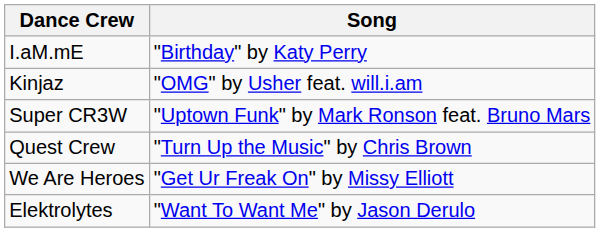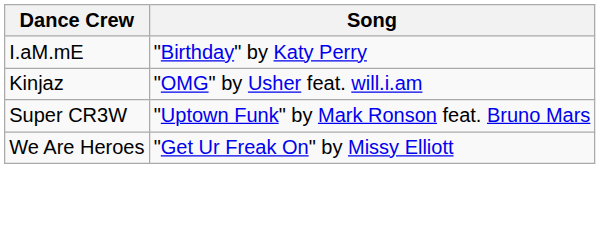- row: (62, 147)
- row: (61, 210)
